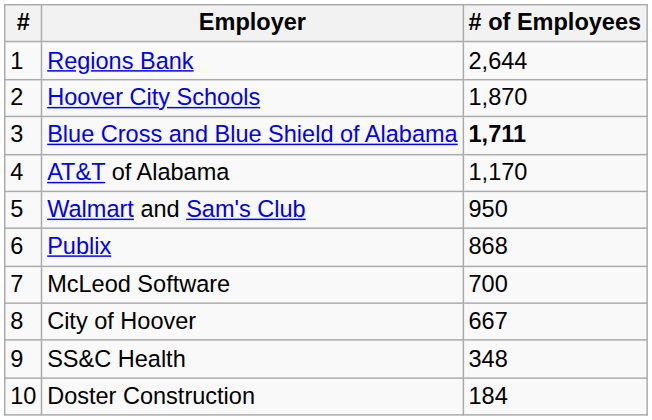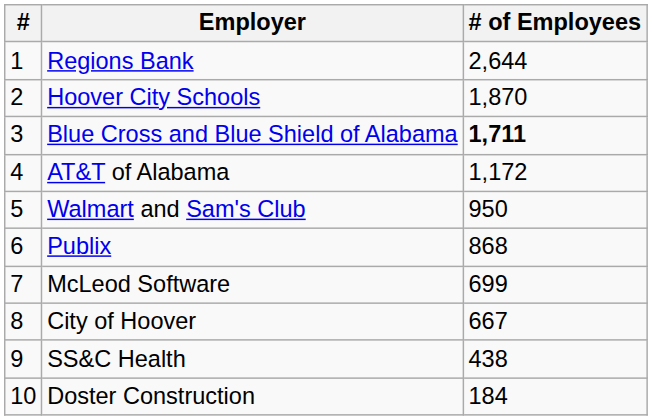(498, 172) 1,170 -> (498, 172) 1,172
(488, 284) 700 -> (488, 284) 699
(488, 358) 348 -> (488, 358) 438
